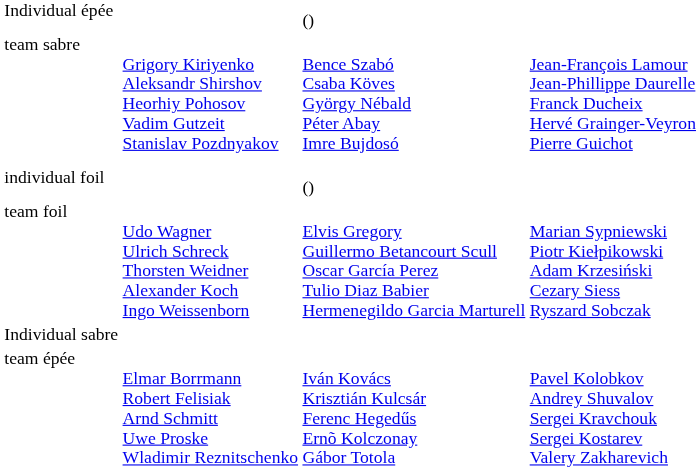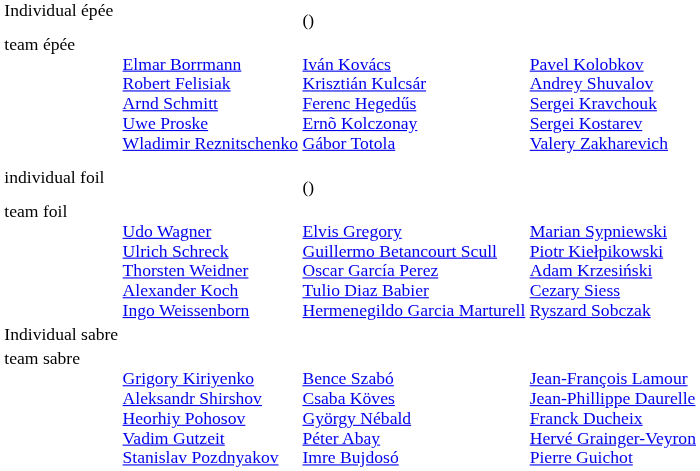rows swapped: (40, 358) <-> (42, 44)
